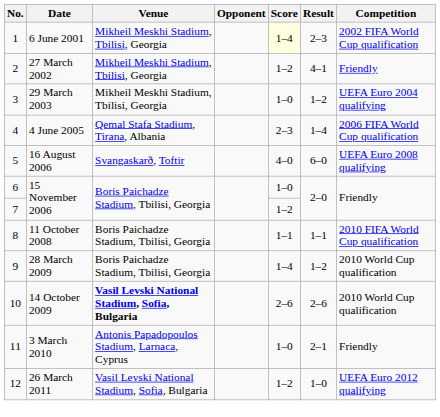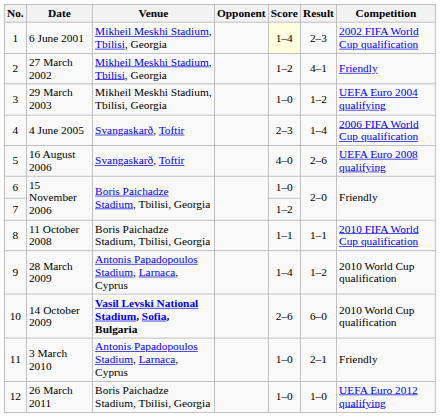(145, 130) Qemal Stafa Stadium, Tirana, Albania -> (140, 130) Svangaskarð, Toftir
(318, 161) 6–0 -> (318, 161) 2–6
(153, 266) Boris Paichadze Stadium, Tbilisi, Georgia -> (146, 272) Antonis Papadopoulos Stadium, Larnaca, Cyprus
(318, 303) 2–6 -> (318, 316) 6–0
(151, 384) Vasil Levski National Stadium, Sofia, Bulgaria -> (153, 396) Boris Paichadze Stadium, Tbilisi, Georgia
(284, 384) 1–2 -> (284, 396) 1–0
